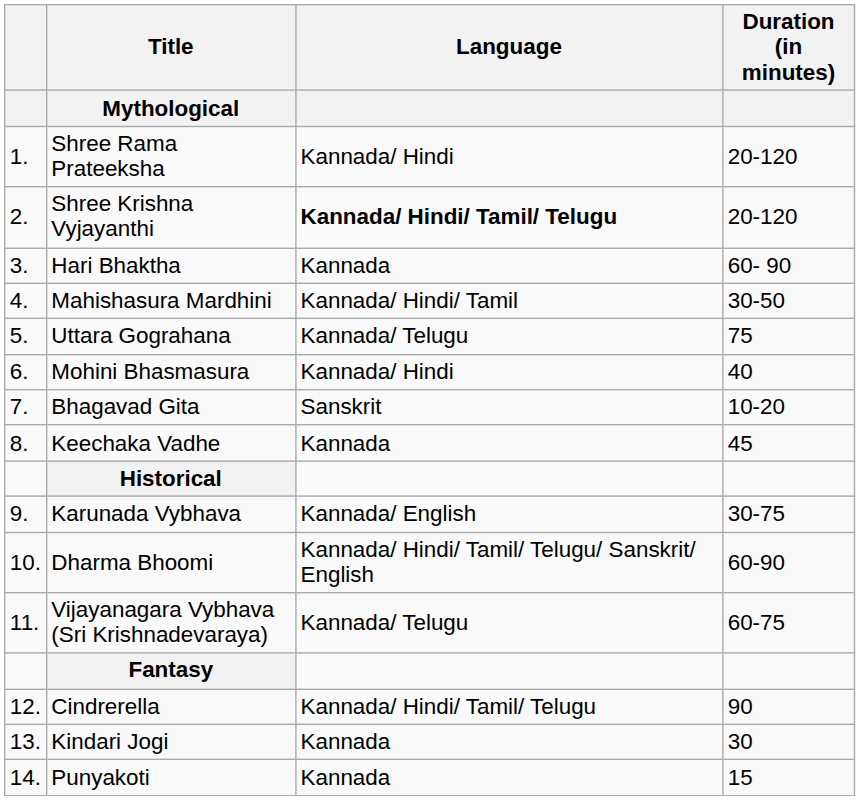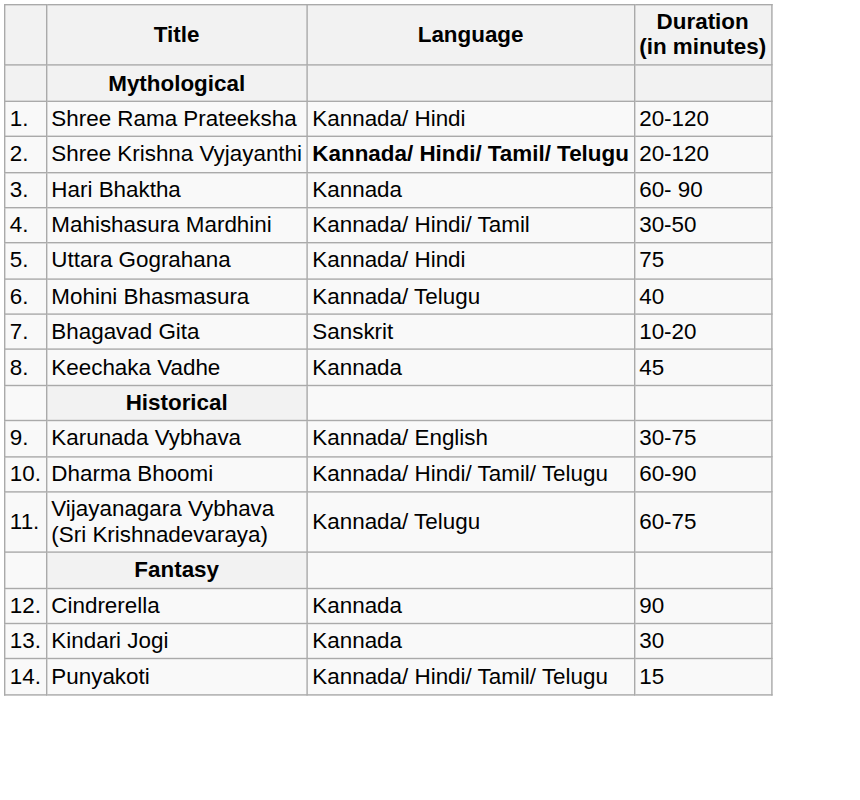(384, 336) Kannada/ Telugu -> (389, 260) Kannada/ Hindi
(377, 371) Kannada/ Hindi -> (396, 296) Kannada/ Telugu
(498, 561) Kannada/ Hindi/ Tamil/ Telugu/ Sanskrit/ English -> (460, 473) Kannada/ Hindi/ Tamil/ Telugu
(448, 706) Kannada/ Hindi/ Tamil/ Telugu -> (357, 605) Kannada
(345, 777) Kannada -> (460, 676) Kannada/ Hindi/ Tamil/ Telugu
